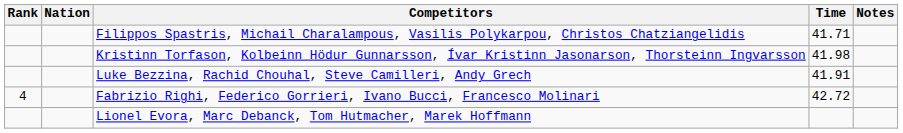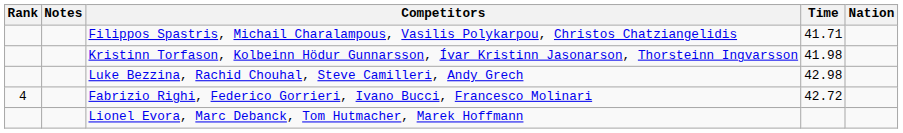columns swapped: (67, 15) <-> (875, 15)
(831, 77) 41.91 -> (823, 77) 42.98
